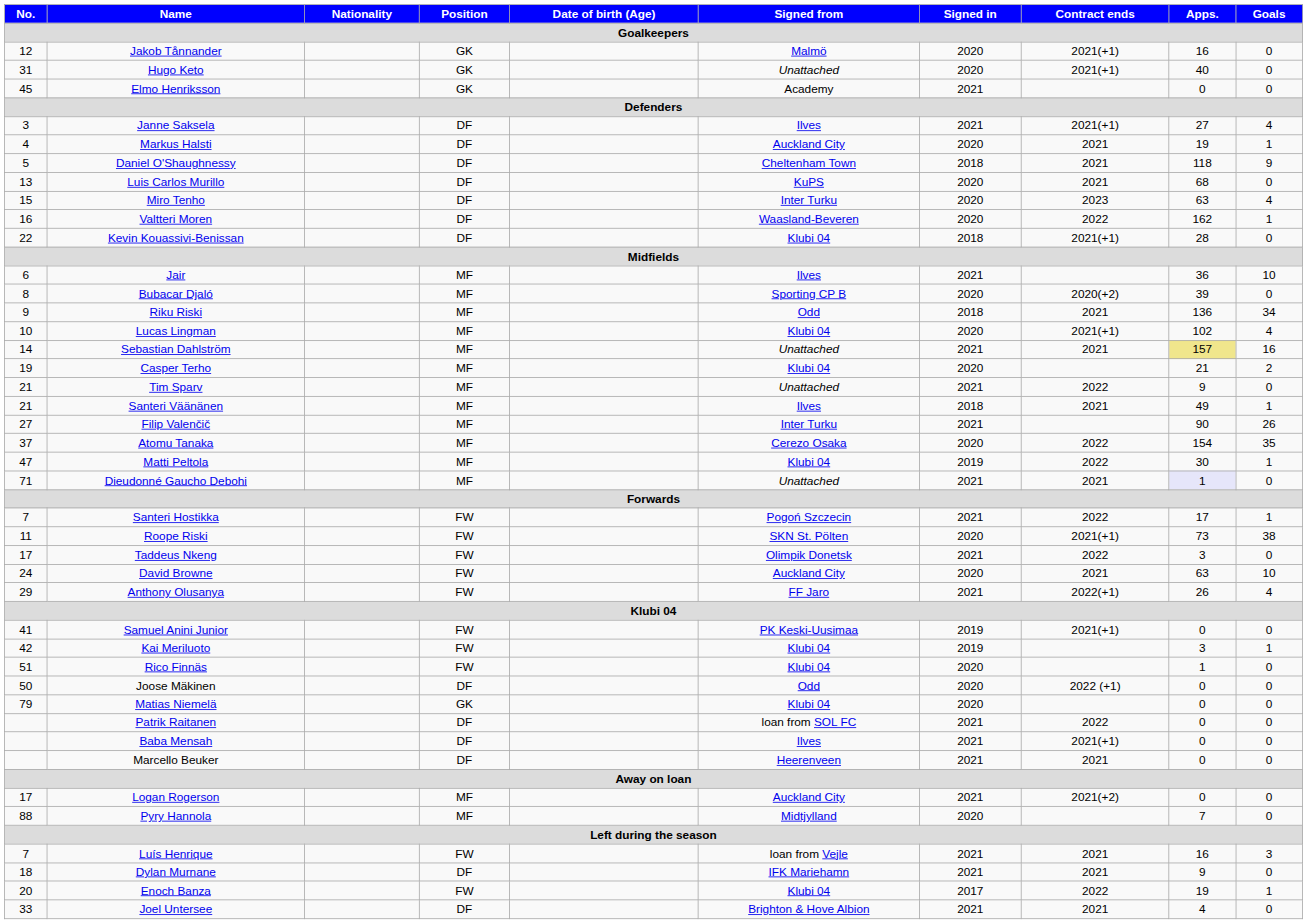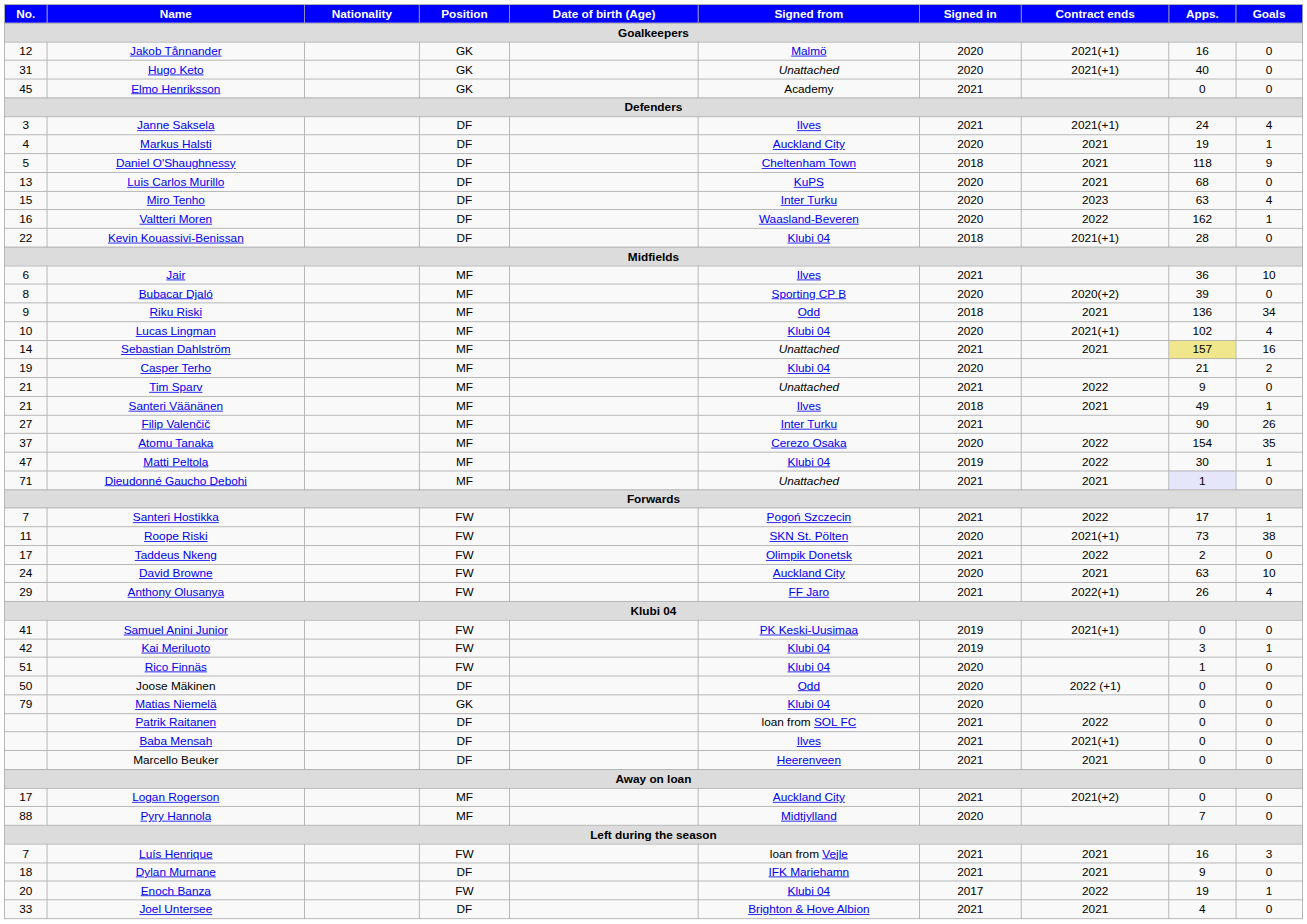(1202, 126) 27 -> (1202, 126) 24
(1202, 555) 3 -> (1202, 555) 2
